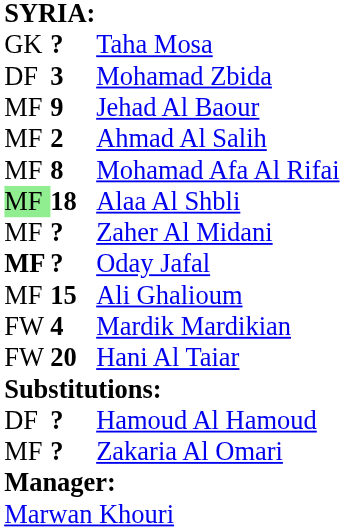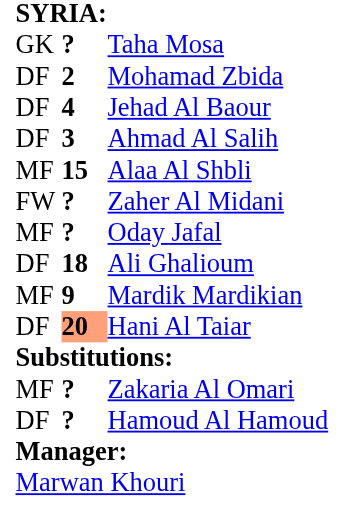(57, 76) 3 -> (68, 76) 2
(23, 107) MF -> (32, 107) DF
(57, 107) 9 -> (68, 107) 4
(23, 138) MF -> (32, 138) DF
(57, 138) 2 -> (68, 138) 3
- row: (218, 169)
(23, 201) lightgreen background -> (35, 169) no background
(63, 201) 18 -> (75, 169) 15
(23, 232) MF -> (35, 201) FW
(25, 263) bold -> (35, 232) normal
(23, 295) MF -> (32, 263) DF
(63, 295) 15 -> (75, 263) 18
(24, 326) FW -> (35, 295) MF
(57, 326) 4 -> (68, 295) 9
(24, 357) FW -> (32, 326) DF
(63, 357) no background -> (75, 326) lightsalmon background
rows swapped: (190, 451) <-> (206, 420)
